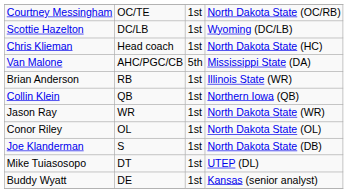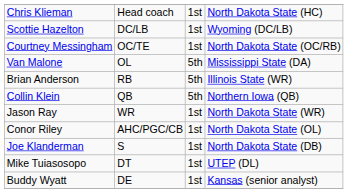rows swapped: (40, 46) <-> (60, 12)
(150, 63) AHC/PGC/CB -> (124, 63) OL
(195, 79) 1st -> (195, 79) 5th
(195, 96) 1st -> (195, 96) 5th
(124, 130) OL -> (150, 130) AHC/PGC/CB
